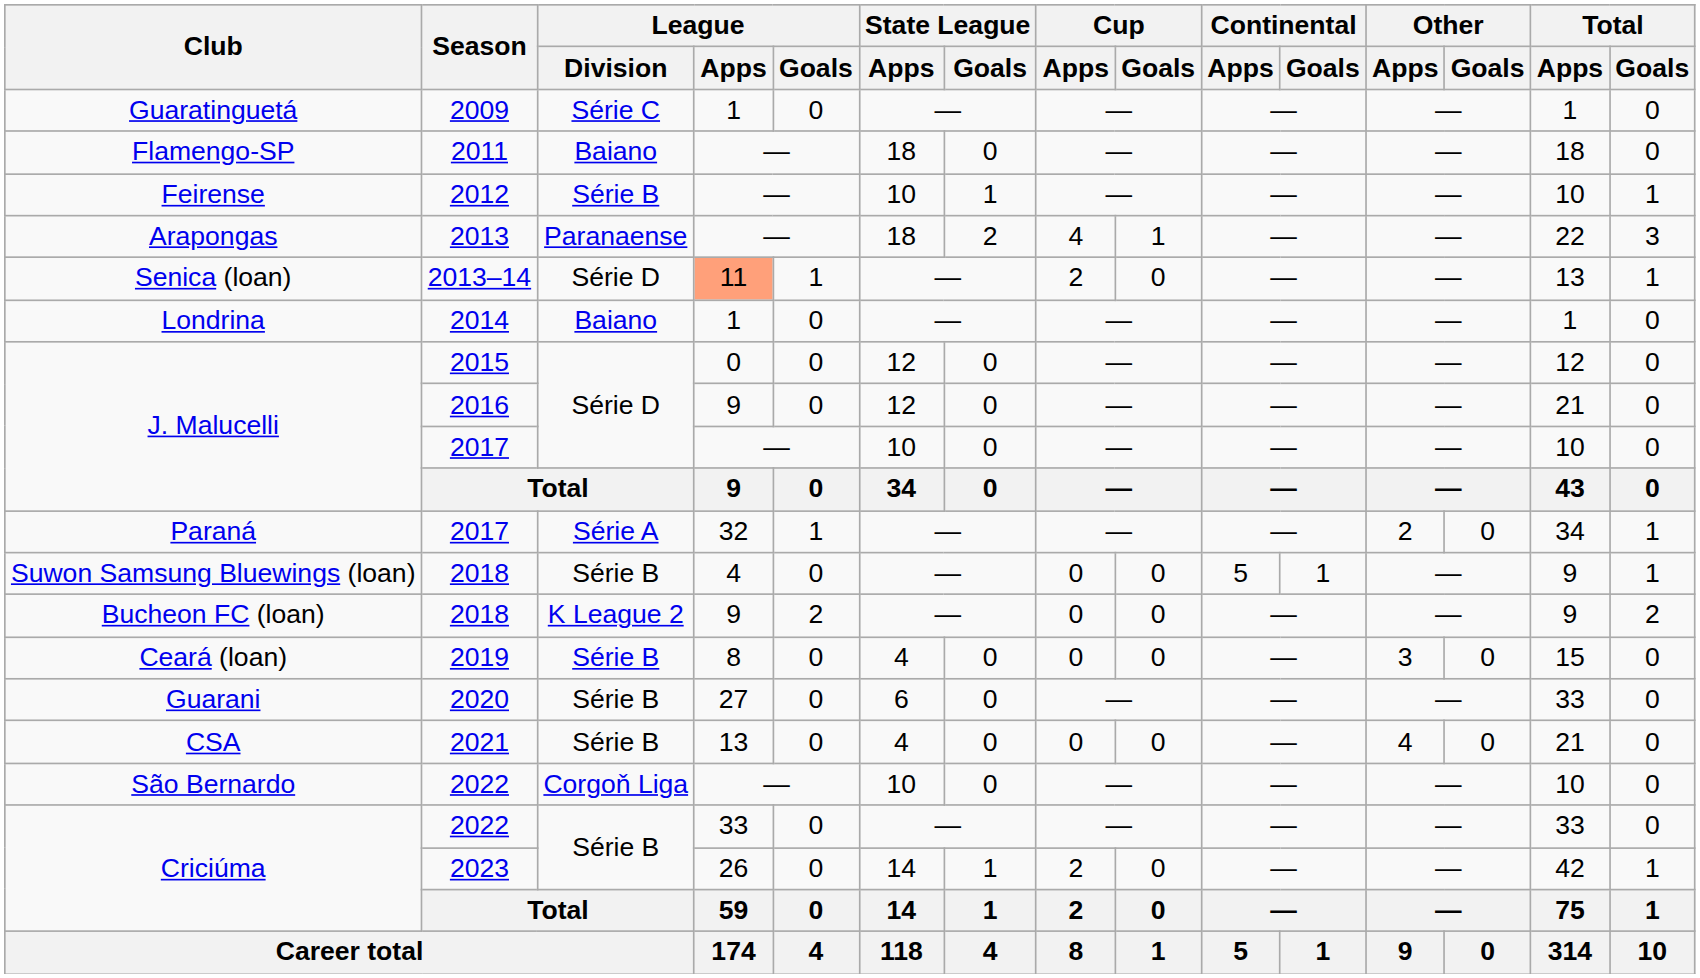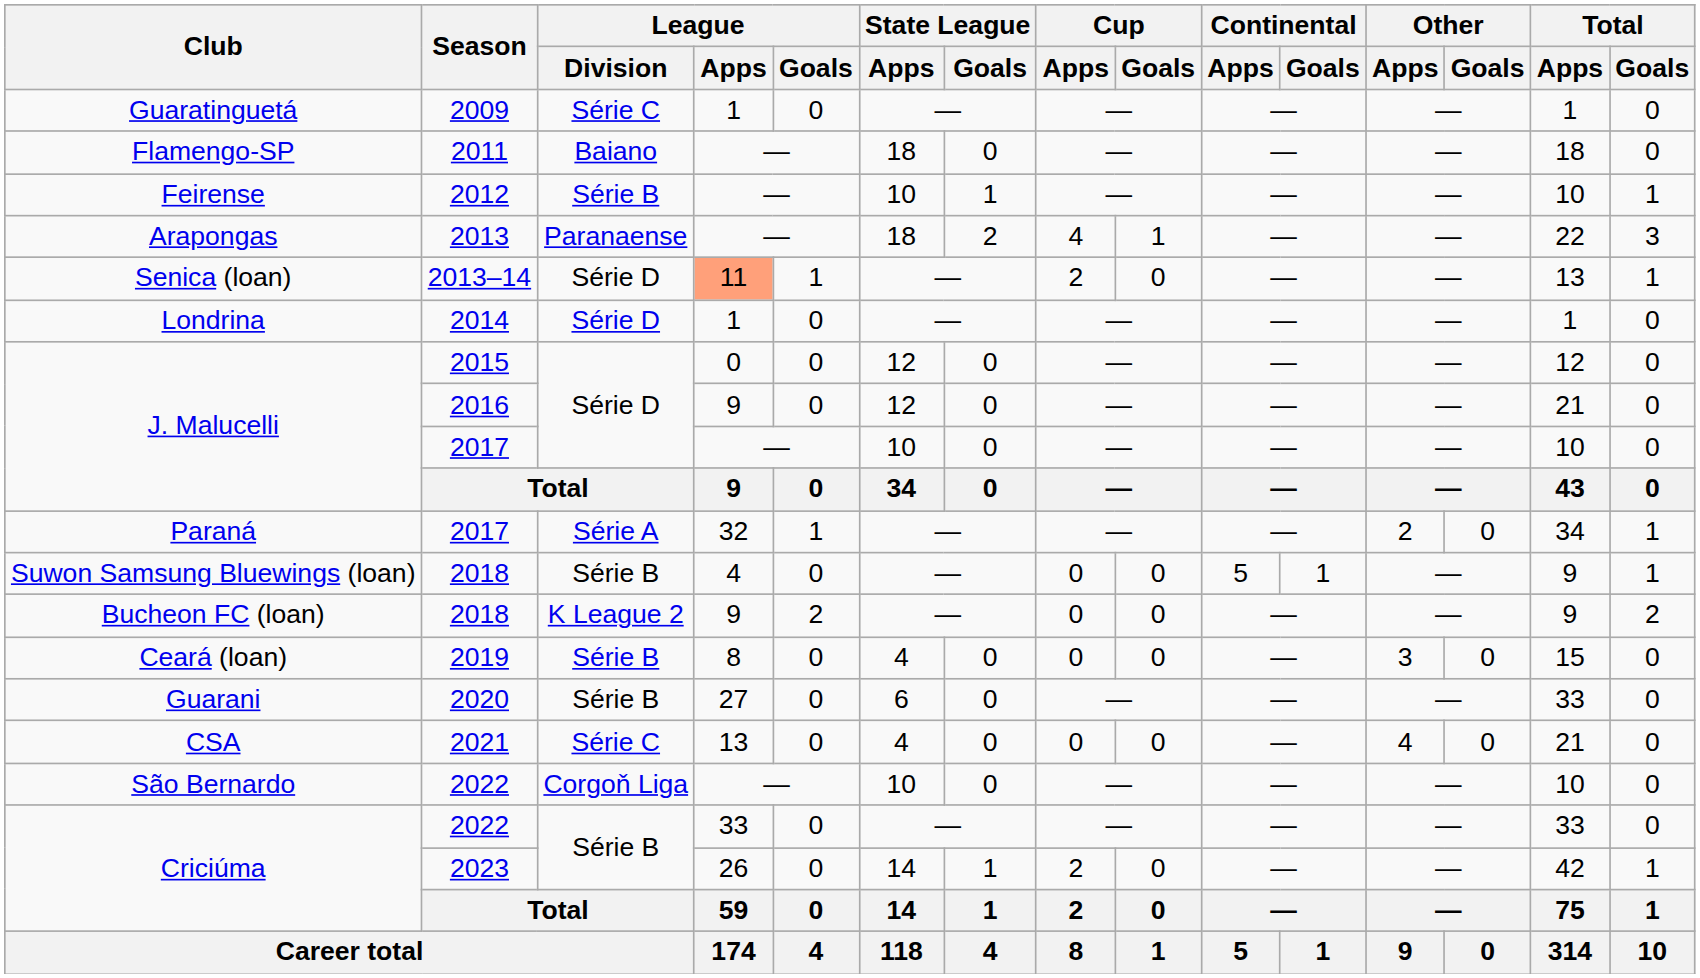(616, 320) Baiano -> (616, 320) Série D
(616, 741) Série B -> (616, 741) Série C
